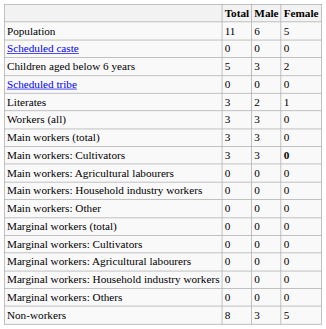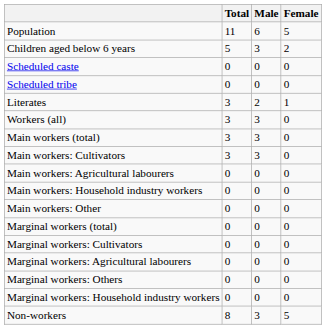rows swapped: (71, 66) <-> (43, 48)
(287, 155) bold -> (287, 155) normal
rows swapped: (113, 279) <-> (65, 297)
